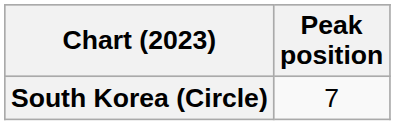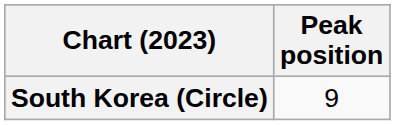(332, 97) 7 -> (332, 97) 9
